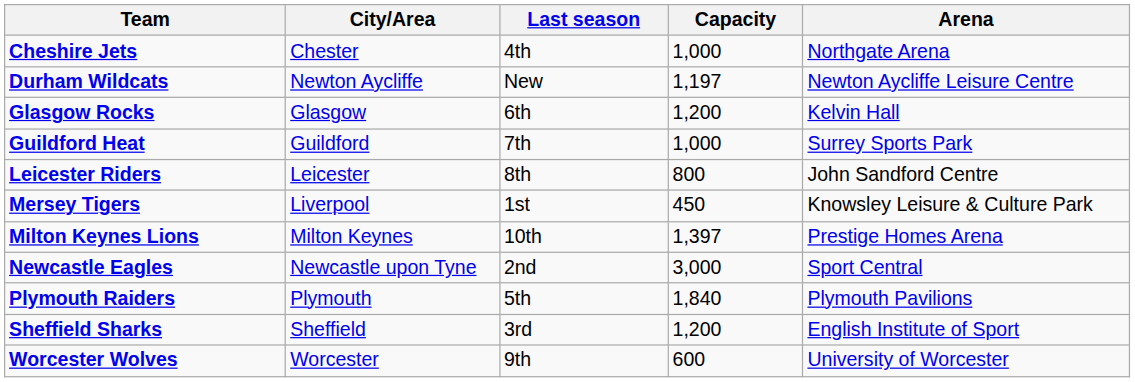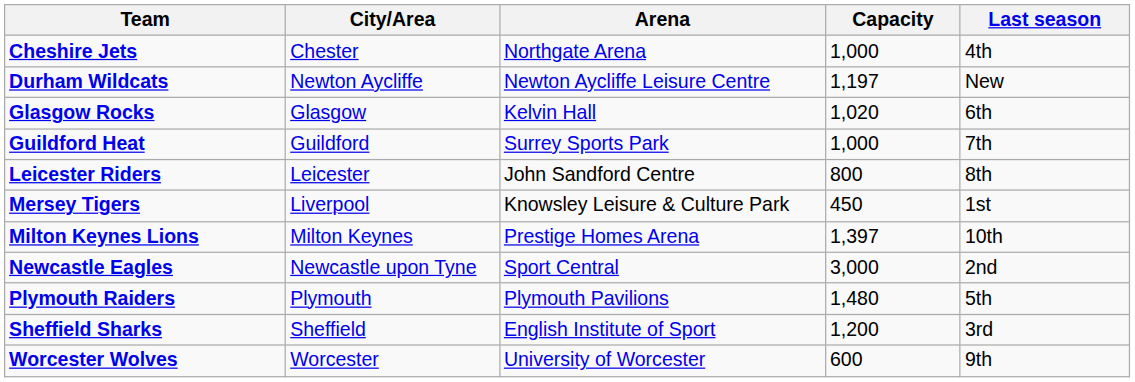columns swapped: (966, 19) <-> (584, 19)
(697, 112) 1,200 -> (854, 112) 1,020
(697, 298) 1,840 -> (854, 298) 1,480
